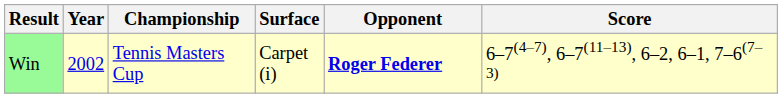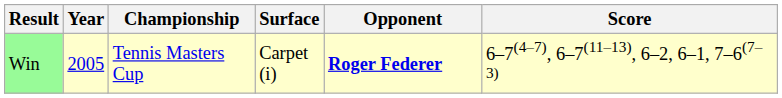(86, 63) 2002 -> (86, 63) 2005
